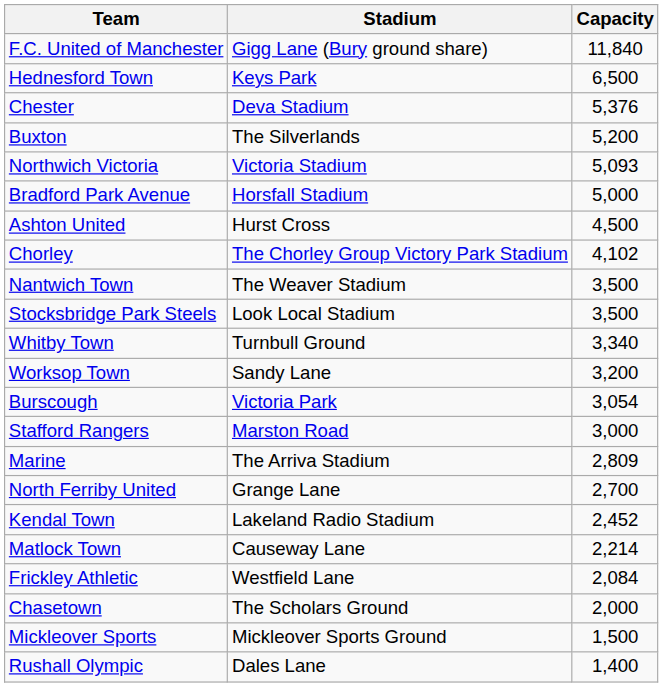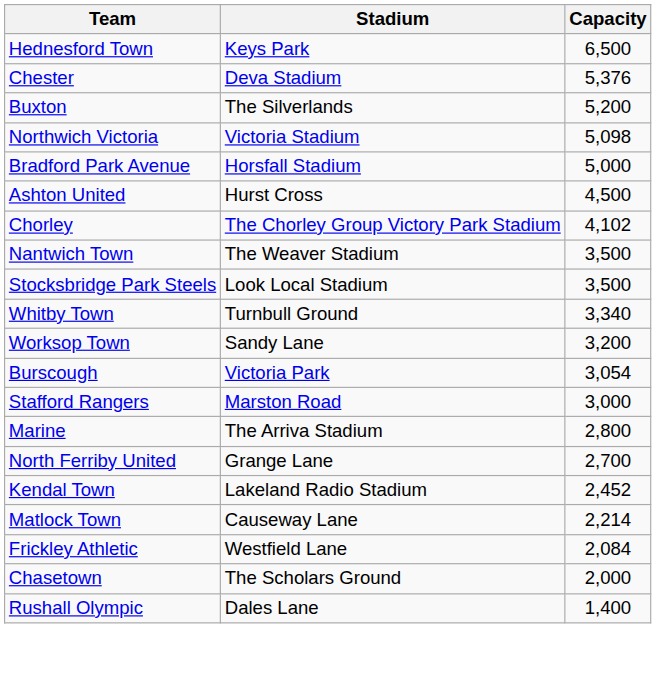- row: (116, 48)
(615, 166) 5,093 -> (608, 136) 5,098
(615, 460) 2,809 -> (608, 431) 2,800
- row: (83, 637)
